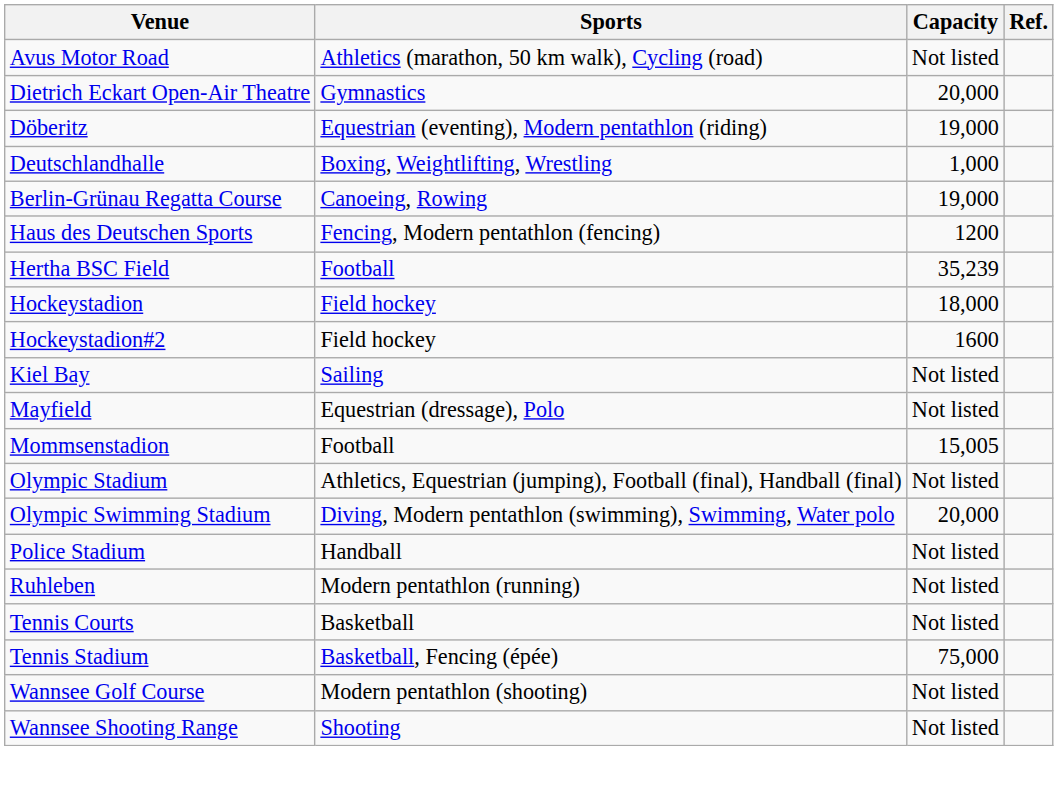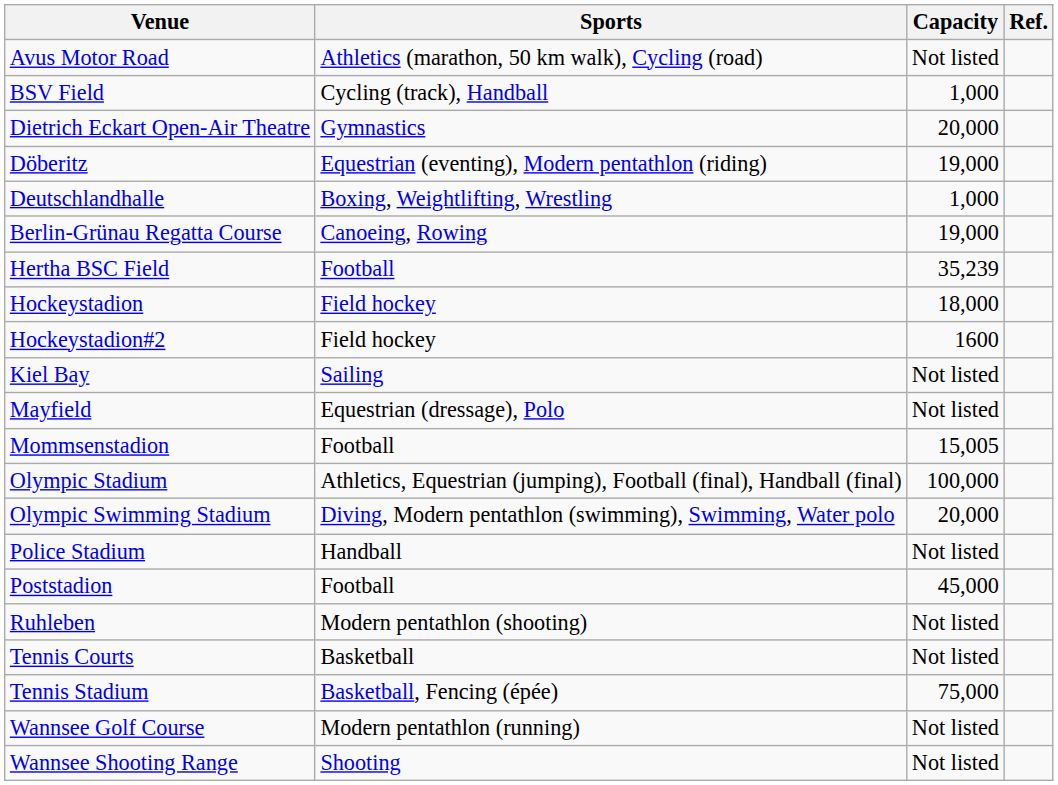+ row: (57, 92)
- row: (131, 233)
(955, 480) Not listed -> (963, 480) 100,000
+ row: (61, 586)
(450, 586) Modern pentathlon (running) -> (454, 621) Modern pentathlon (shooting)
(454, 692) Modern pentathlon (shooting) -> (450, 727) Modern pentathlon (running)
